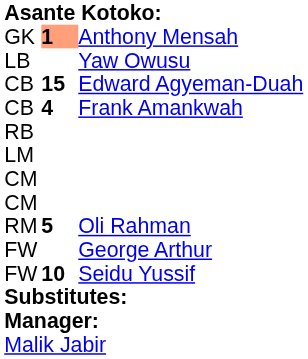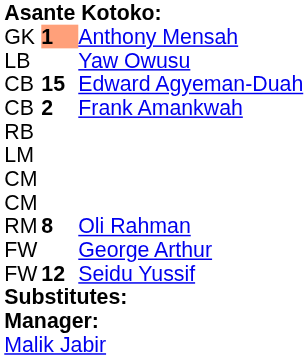(47, 108) 4 -> (47, 108) 2
(47, 226) 5 -> (47, 226) 8
(53, 273) 10 -> (53, 273) 12
